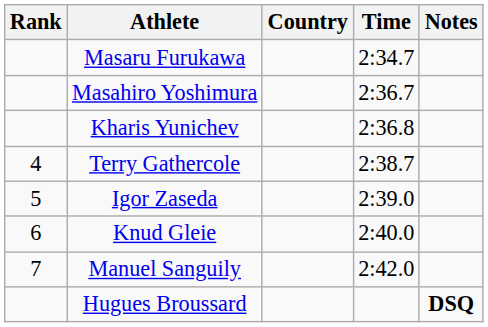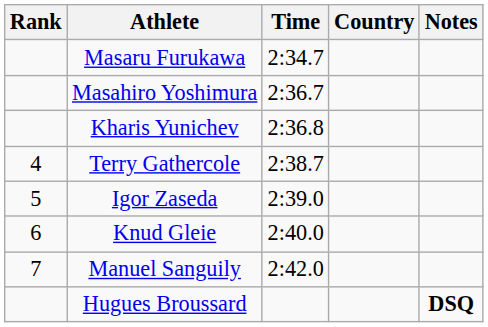columns swapped: (308, 22) <-> (386, 22)
